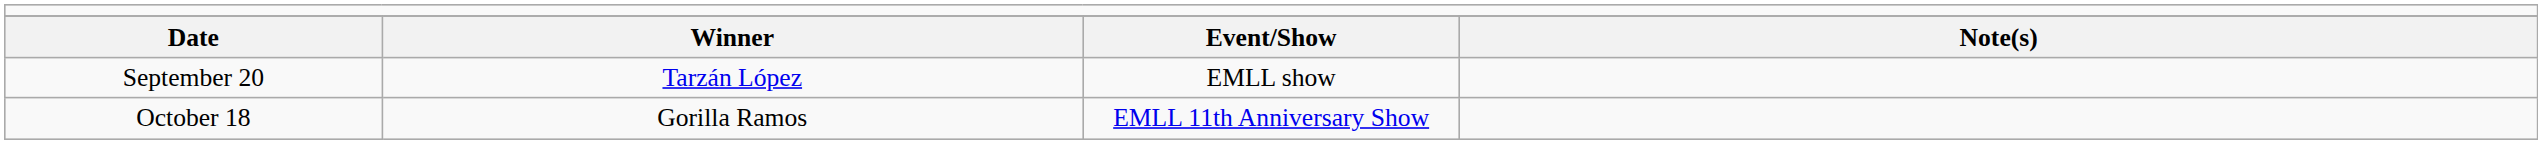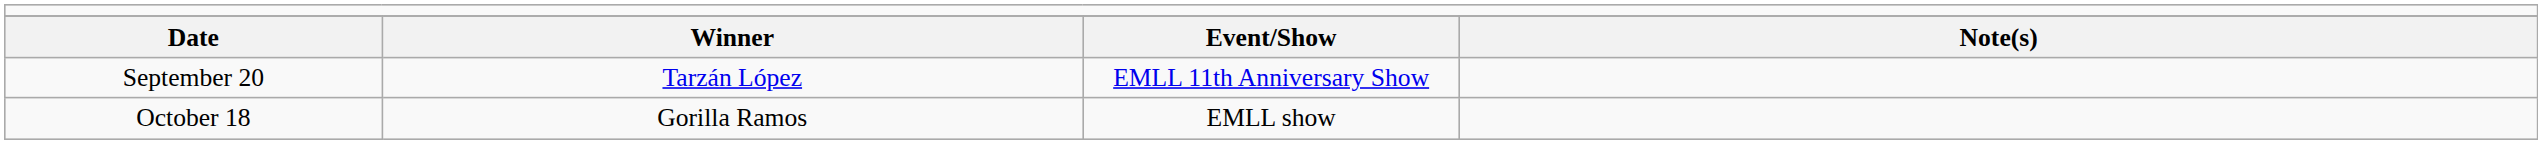(1271, 77) EMLL show -> (1271, 77) EMLL 11th Anniversary Show
(1271, 117) EMLL 11th Anniversary Show -> (1271, 117) EMLL show
